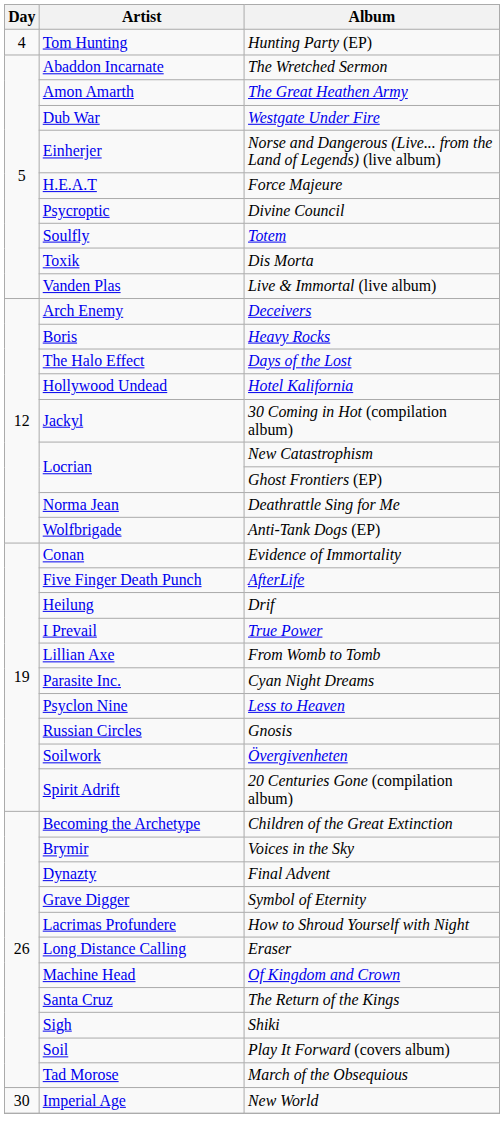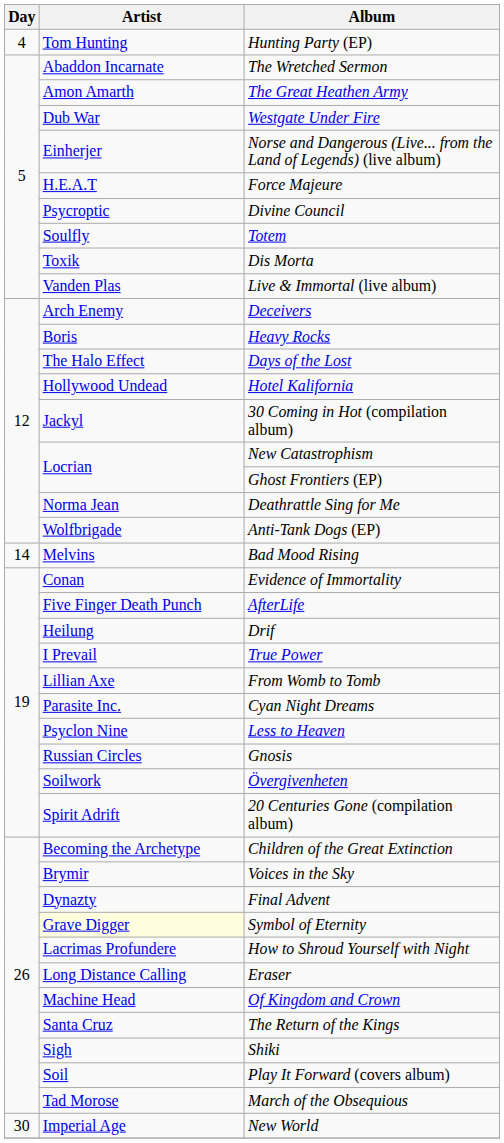+ row: (303, 555)
(86, 899) no background -> (86, 924) lightyellow background
